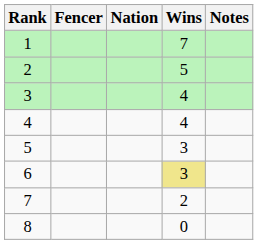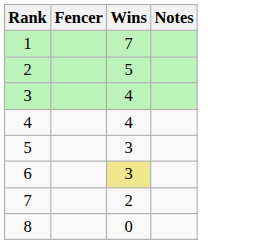- column: (134, 17)
